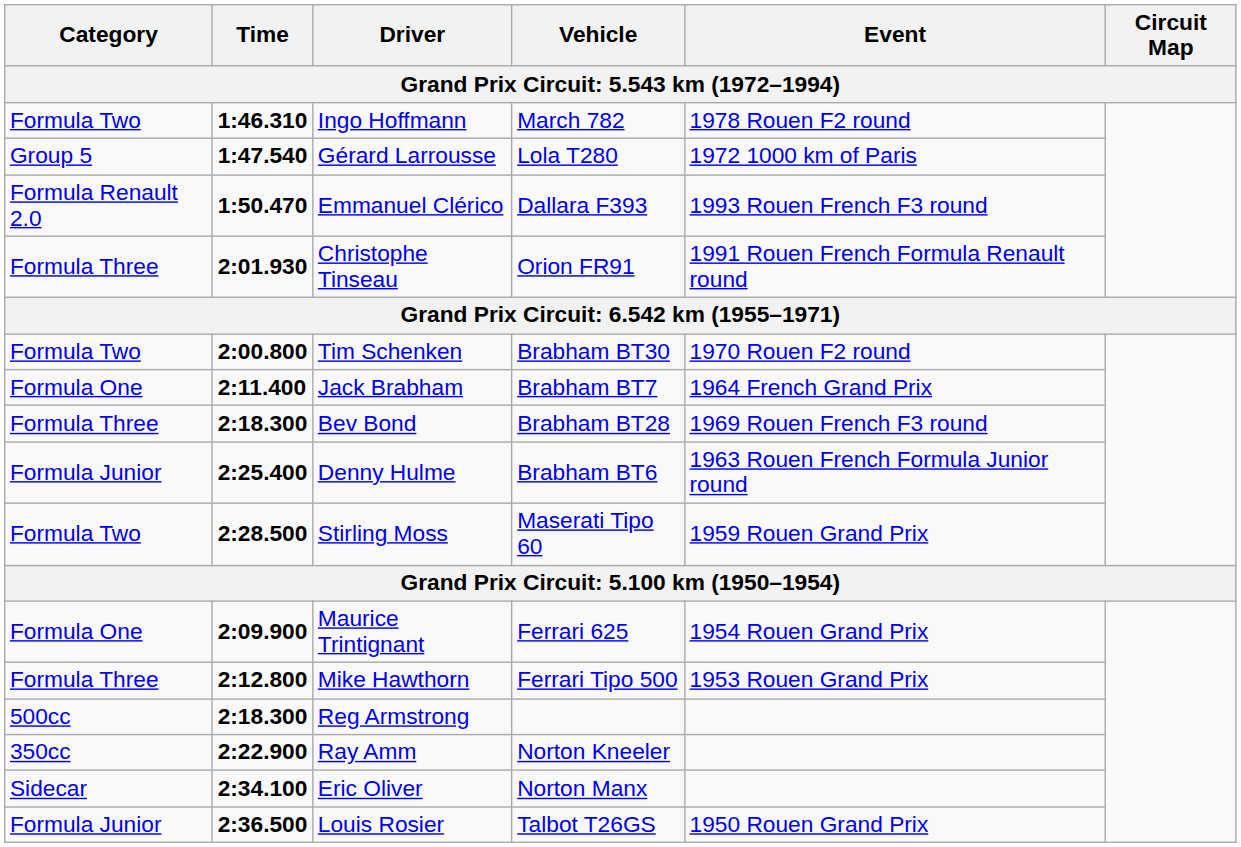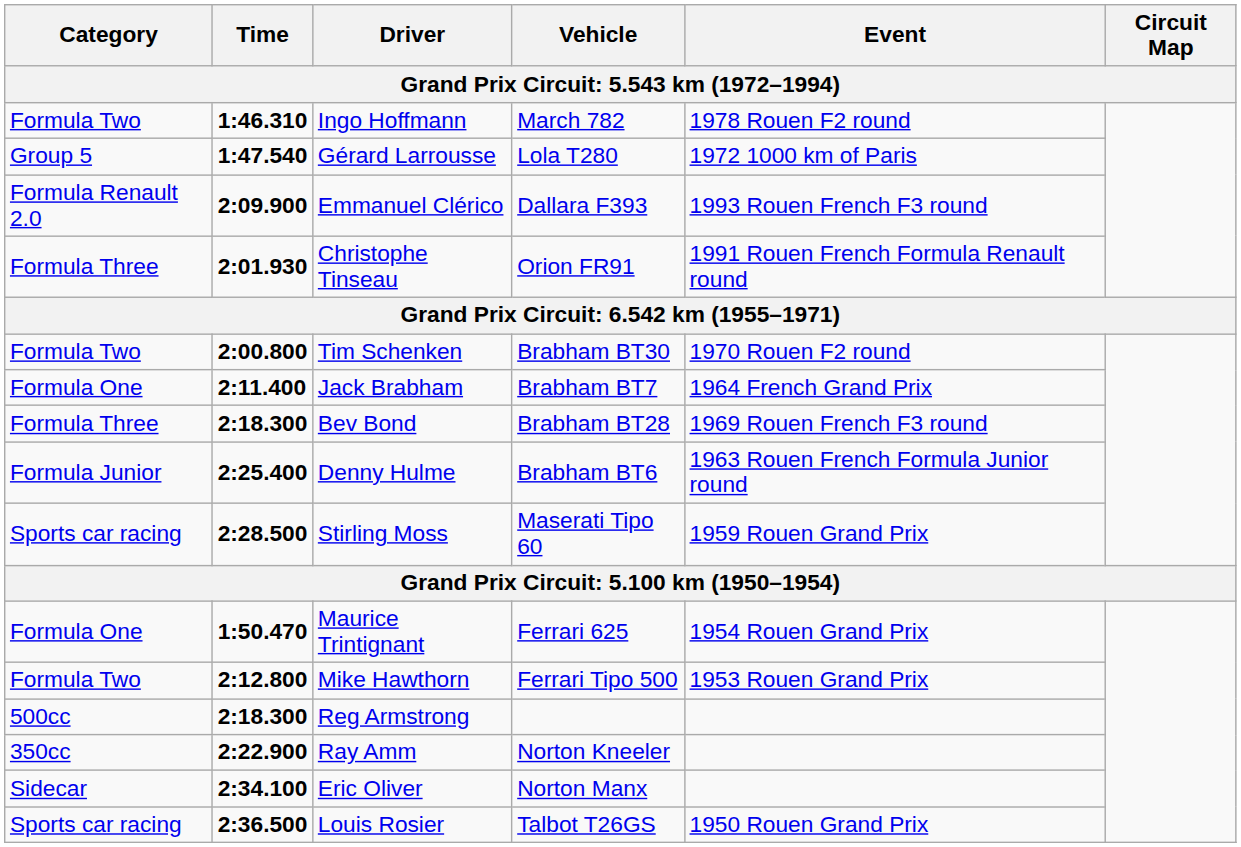(263, 204) 1:50.470 -> (263, 204) 2:09.900
(75, 533) Formula Two -> (96, 533) Sports car racing
(263, 631) 2:09.900 -> (263, 631) 1:50.470
(84, 680) Formula Three -> (75, 680) Formula Two
(86, 824) Formula Junior -> (96, 824) Sports car racing
